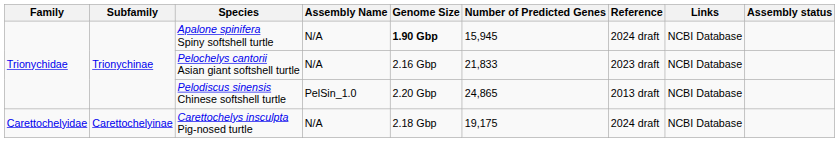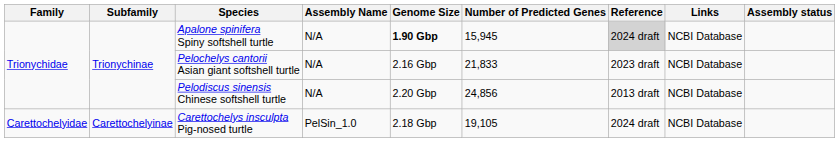(635, 36) no background -> (635, 36) lightgrey background
(331, 94) PelSin_1.0 -> (314, 94) N/A
(481, 94) 24,865 -> (481, 94) 24,856
(314, 123) N/A -> (331, 123) PelSin_1.0
(481, 123) 19,175 -> (481, 123) 19,105
